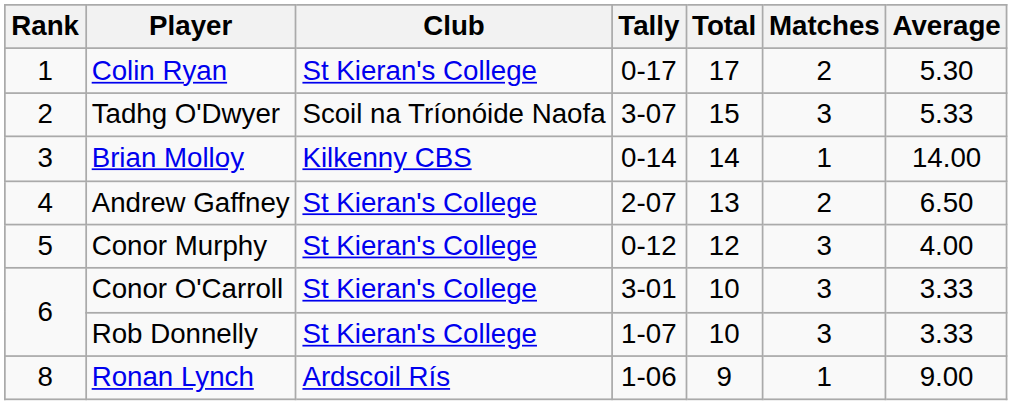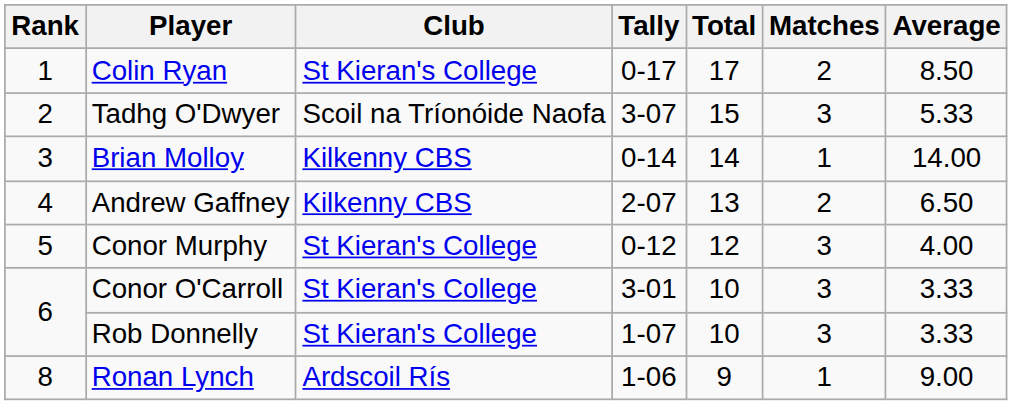(947, 70) 5.30 -> (947, 70) 8.50
(420, 202) St Kieran's College -> (387, 202) Kilkenny CBS
